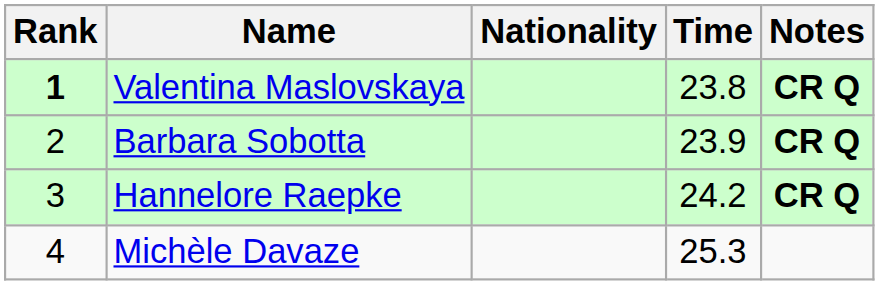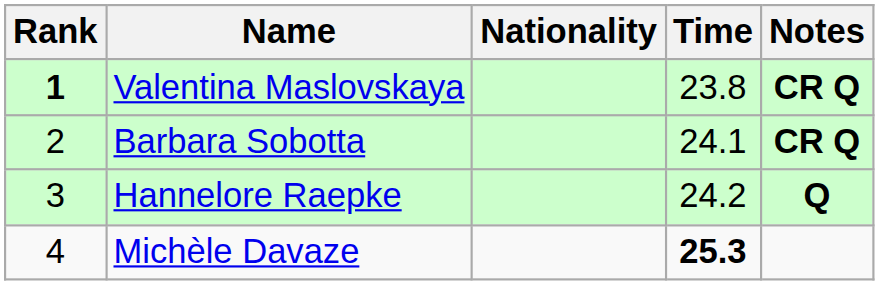(713, 141) 23.9 -> (713, 141) 24.1
(817, 196) CR Q -> (817, 196) Q
(713, 251) normal -> (713, 251) bold
